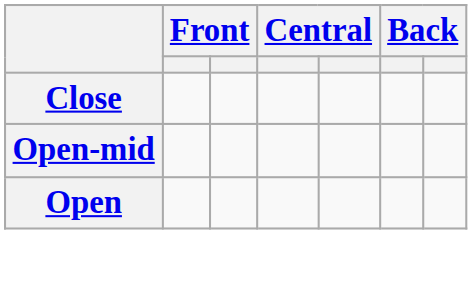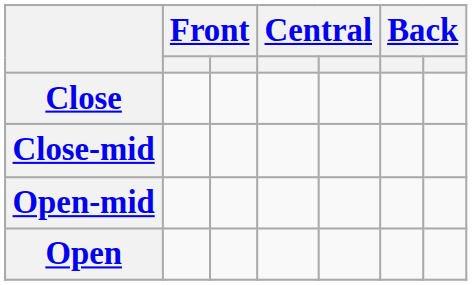+ row: (84, 149)
